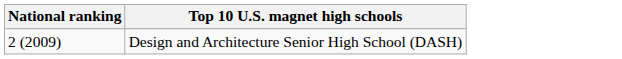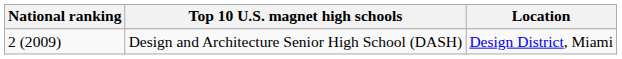+ column: (541, 16)
